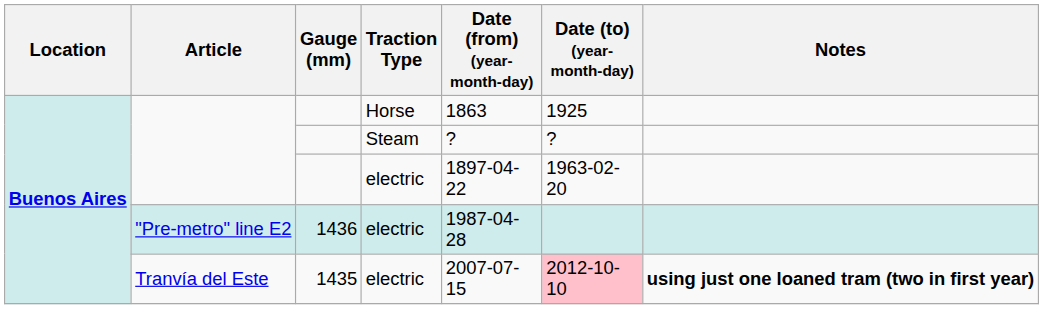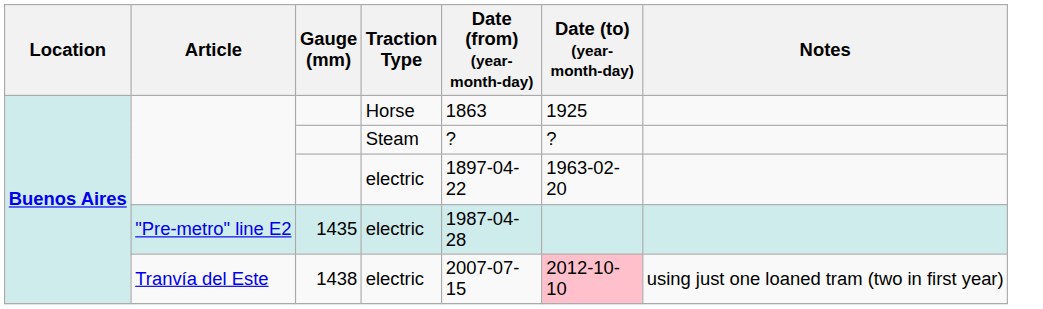(337, 228) 1436 -> (337, 228) 1435
(337, 278) 1435 -> (337, 278) 1438
(840, 278) bold -> (825, 278) normal
